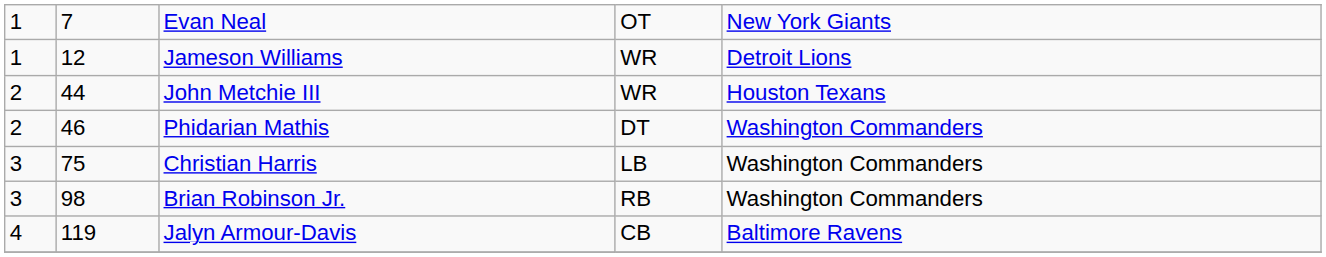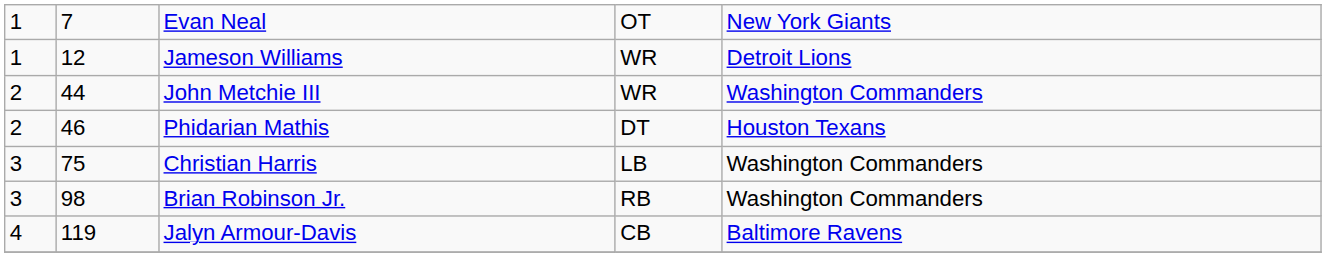(806, 92) Houston Texans -> (855, 92) Washington Commanders
(855, 127) Washington Commanders -> (806, 127) Houston Texans
